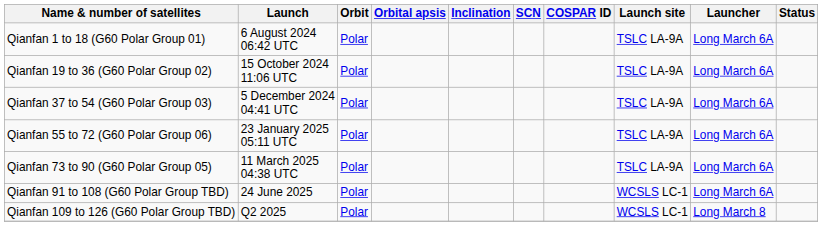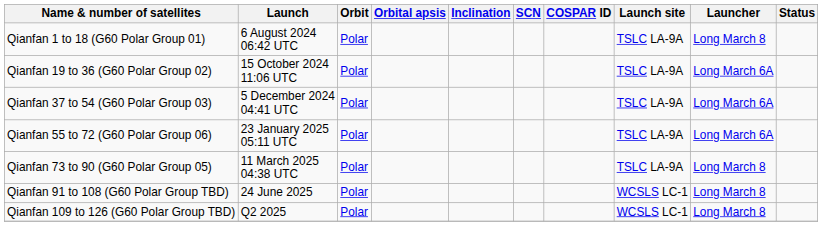(733, 39) Long March 6A -> (729, 39) Long March 8
(733, 167) Long March 6A -> (729, 167) Long March 8
(733, 193) Long March 6A -> (729, 193) Long March 8
